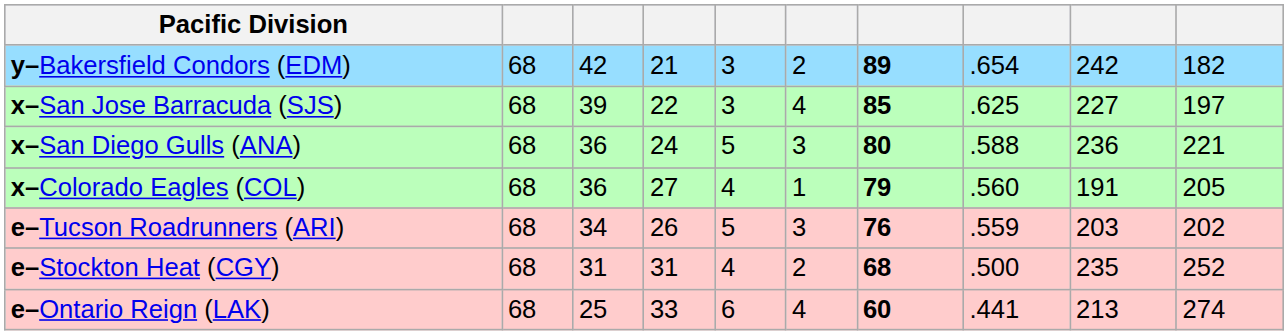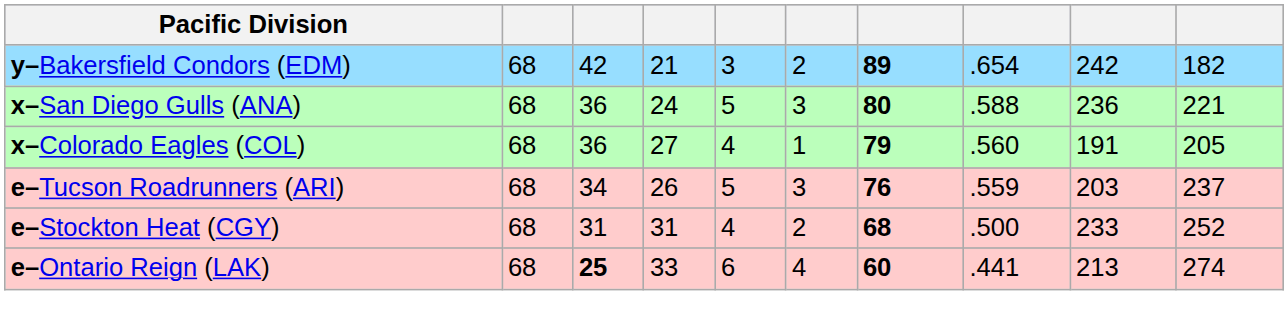- row: (176, 106)
(1204, 227) 202 -> (1204, 187) 237
(1097, 268) 235 -> (1097, 227) 233
(593, 308) normal -> (593, 268) bold
